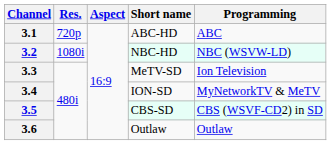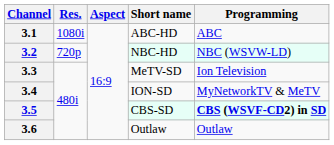(69, 33) 720p -> (71, 33) 1080i
(71, 52) 1080i -> (69, 52) 720p
(260, 110) normal -> (262, 110) bold
